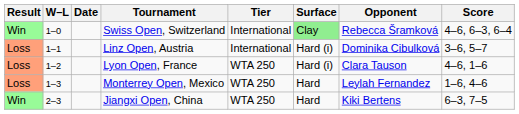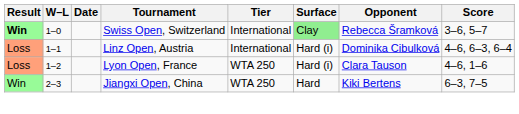(16, 30) normal -> (17, 30) bold
(478, 30) 4–6, 6–3, 6–4 -> (466, 30) 3–6, 5–7
(466, 48) 3–6, 5–7 -> (478, 48) 4–6, 6–3, 6–4
- row: (164, 83)
